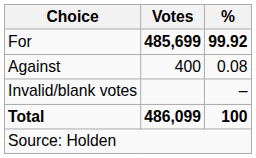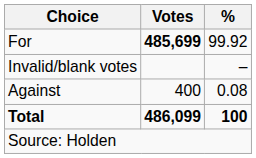(228, 41) bold -> (228, 41) normal
rows swapped: (34, 66) <-> (73, 91)
